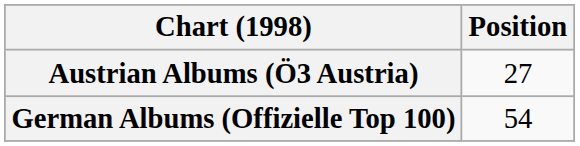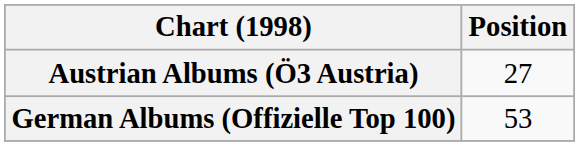(518, 118) 54 -> (518, 118) 53
